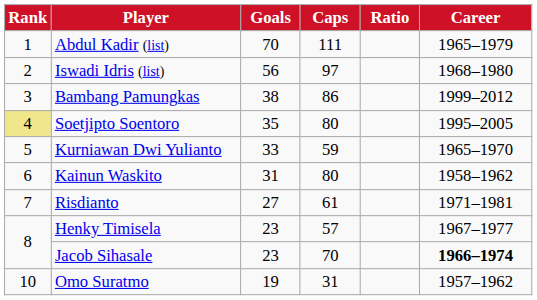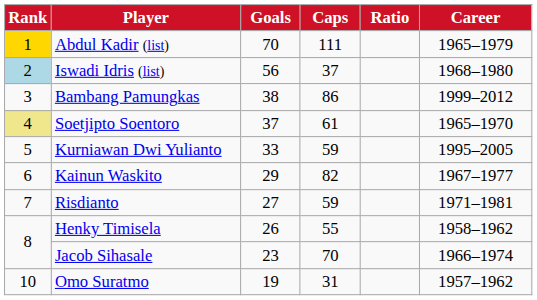(28, 44) no background -> (28, 44) gold background
(28, 70) no background -> (28, 70) lightblue background
(330, 70) 97 -> (330, 70) 37
(271, 123) 35 -> (271, 123) 37
(330, 123) 80 -> (330, 123) 61
(476, 123) 1995–2005 -> (476, 123) 1965–1970
(476, 149) 1965–1970 -> (476, 149) 1995–2005
(271, 176) 31 -> (271, 176) 29
(330, 176) 80 -> (330, 176) 82
(476, 176) 1958–1962 -> (476, 176) 1967–1977
(330, 202) 61 -> (330, 202) 59
(271, 228) 23 -> (271, 228) 26
(330, 228) 57 -> (330, 228) 55
(476, 228) 1967–1977 -> (476, 228) 1958–1962
(476, 255) bold -> (476, 255) normal
